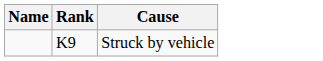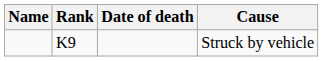+ column: (147, 17)
